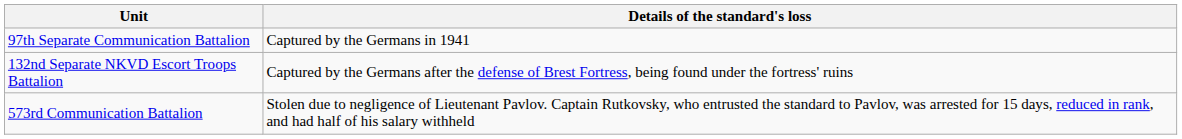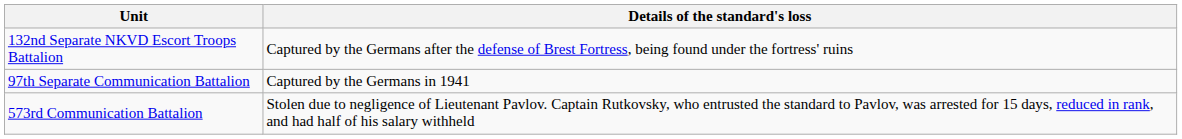rows swapped: (129, 40) <-> (122, 72)
